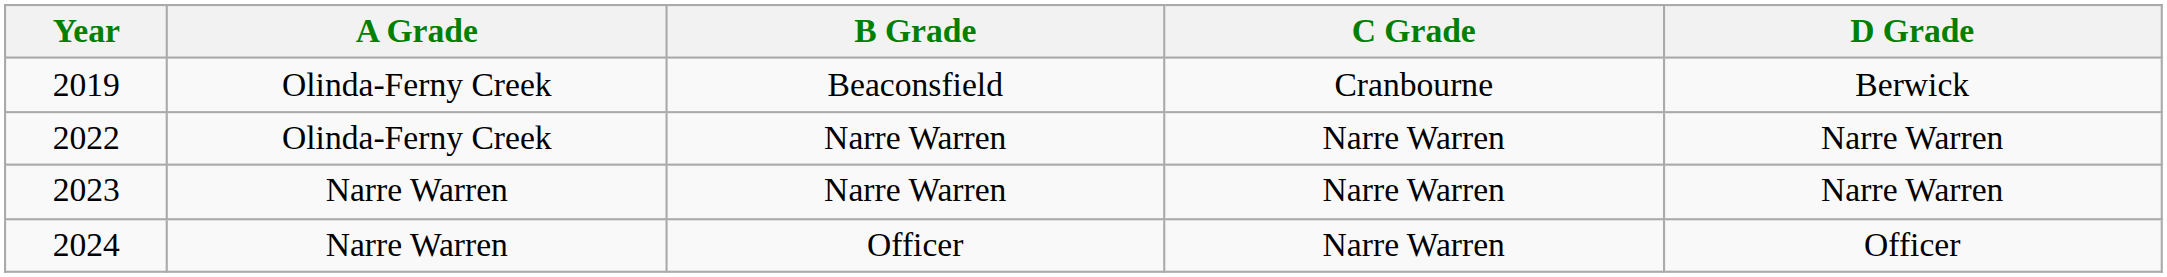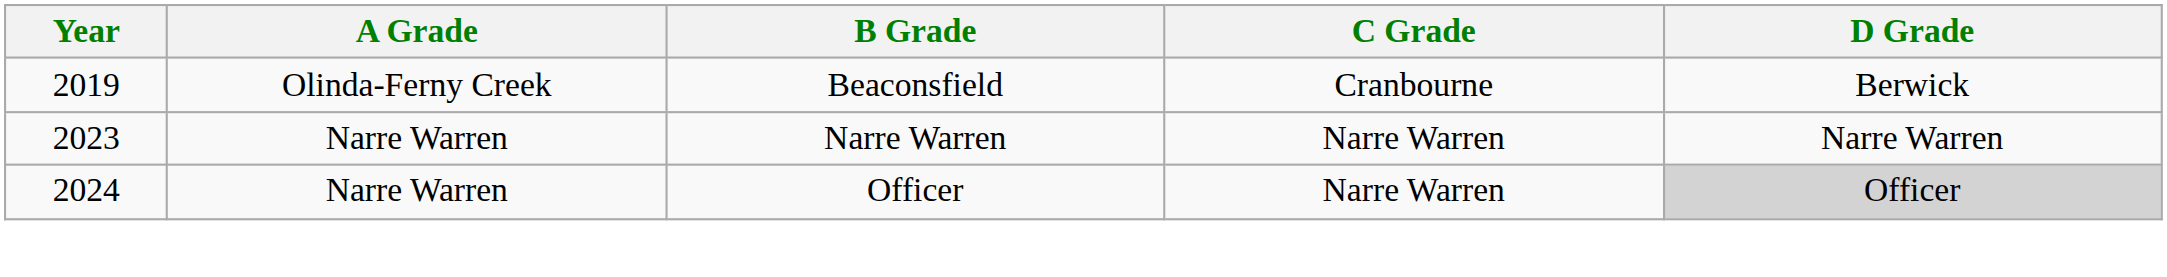- row: (86, 137)
(1912, 244) no background -> (1912, 191) lightgrey background
